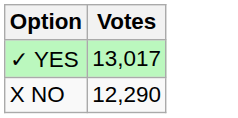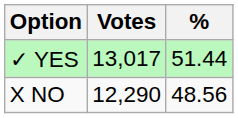+ column: (199, 22)
